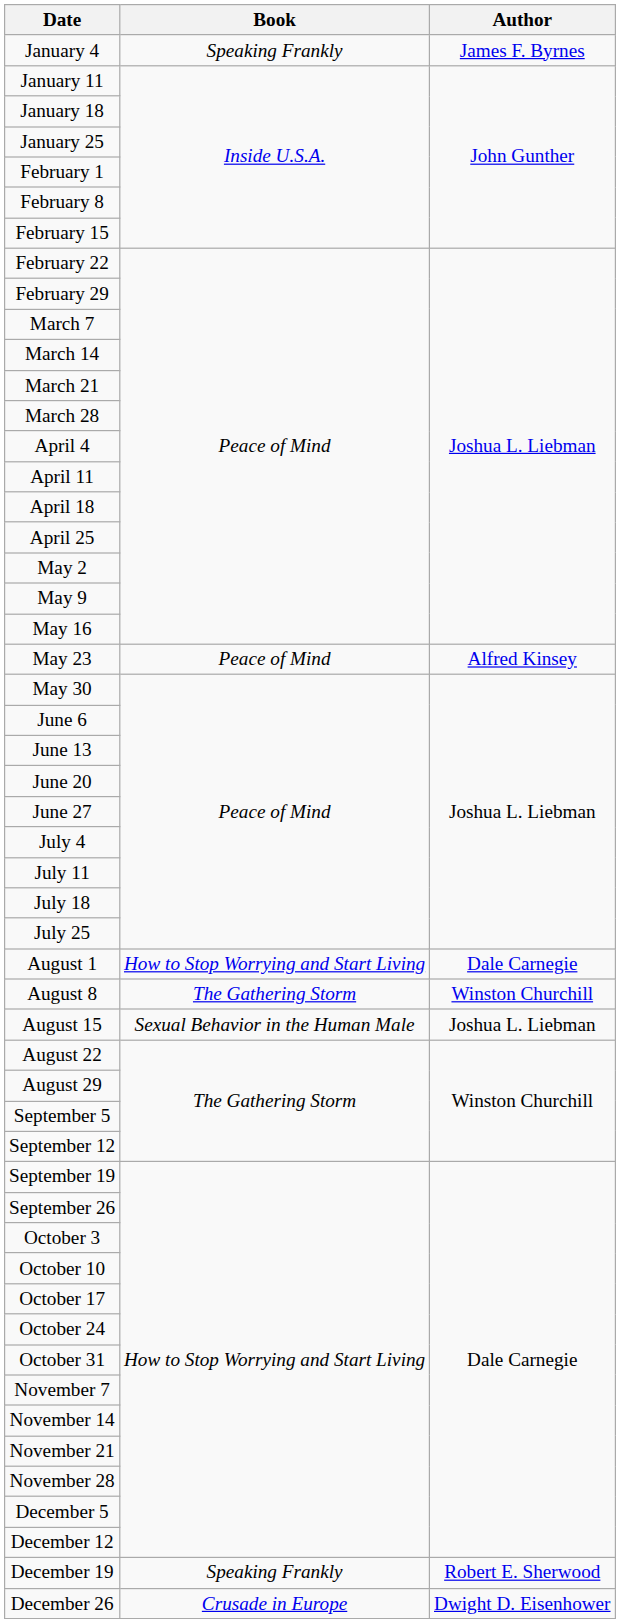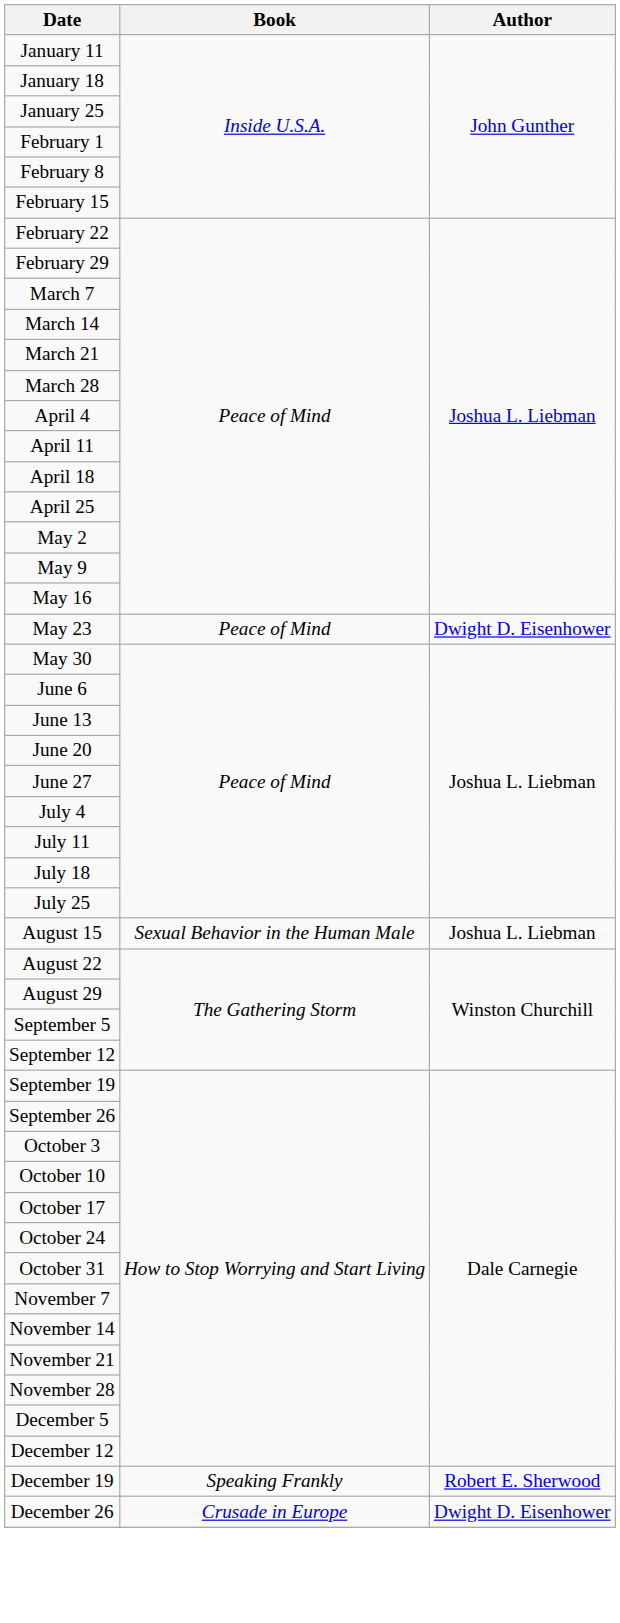- row: (62, 50)
(522, 659) Alfred Kinsey -> (522, 628) Dwight D. Eisenhower
- row: (62, 963)
- row: (62, 994)
